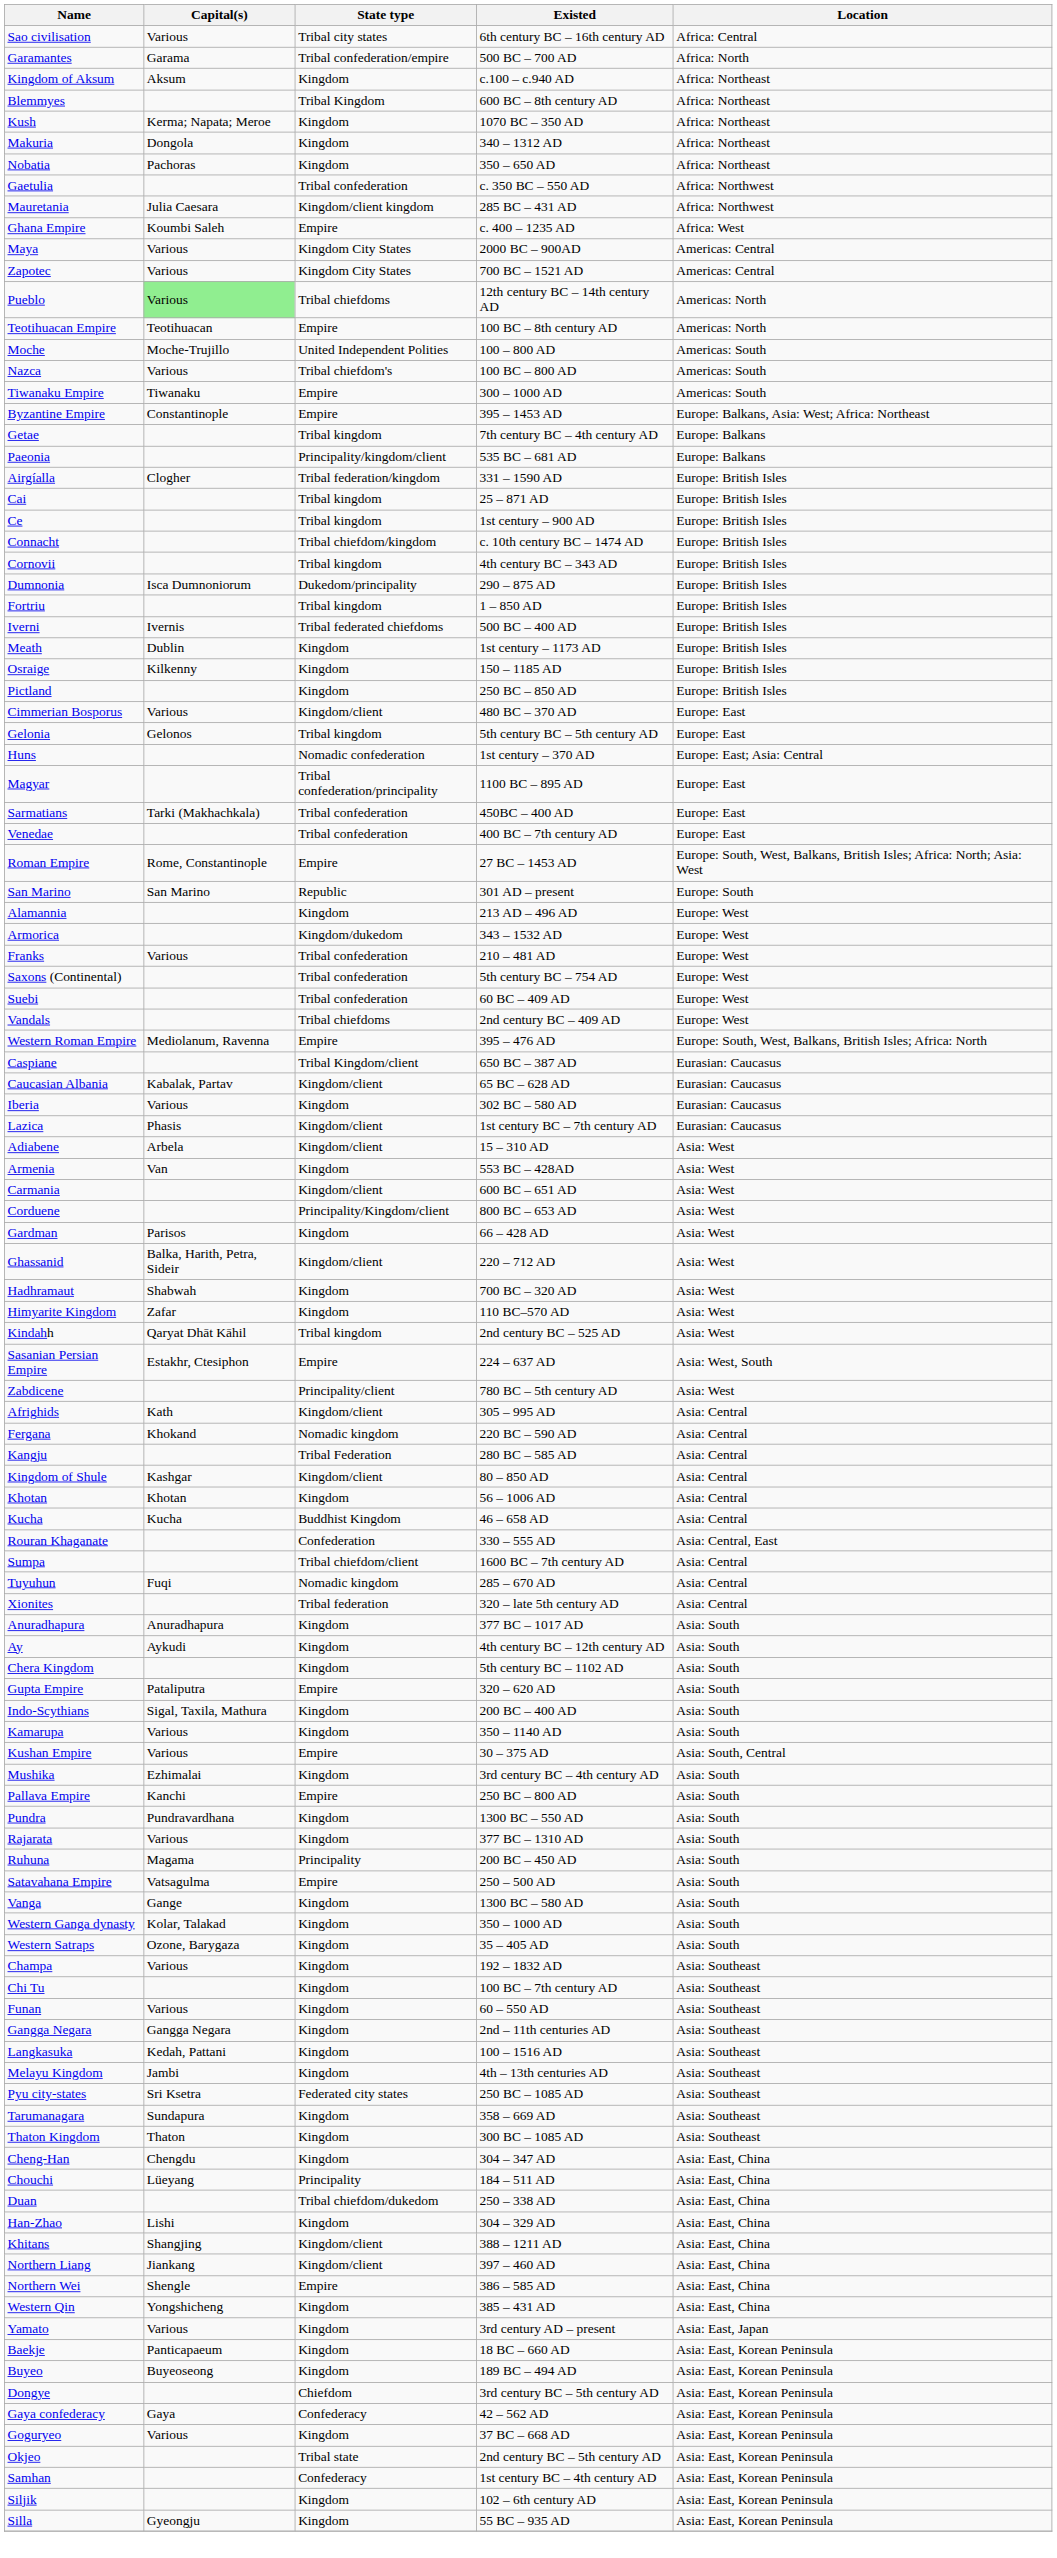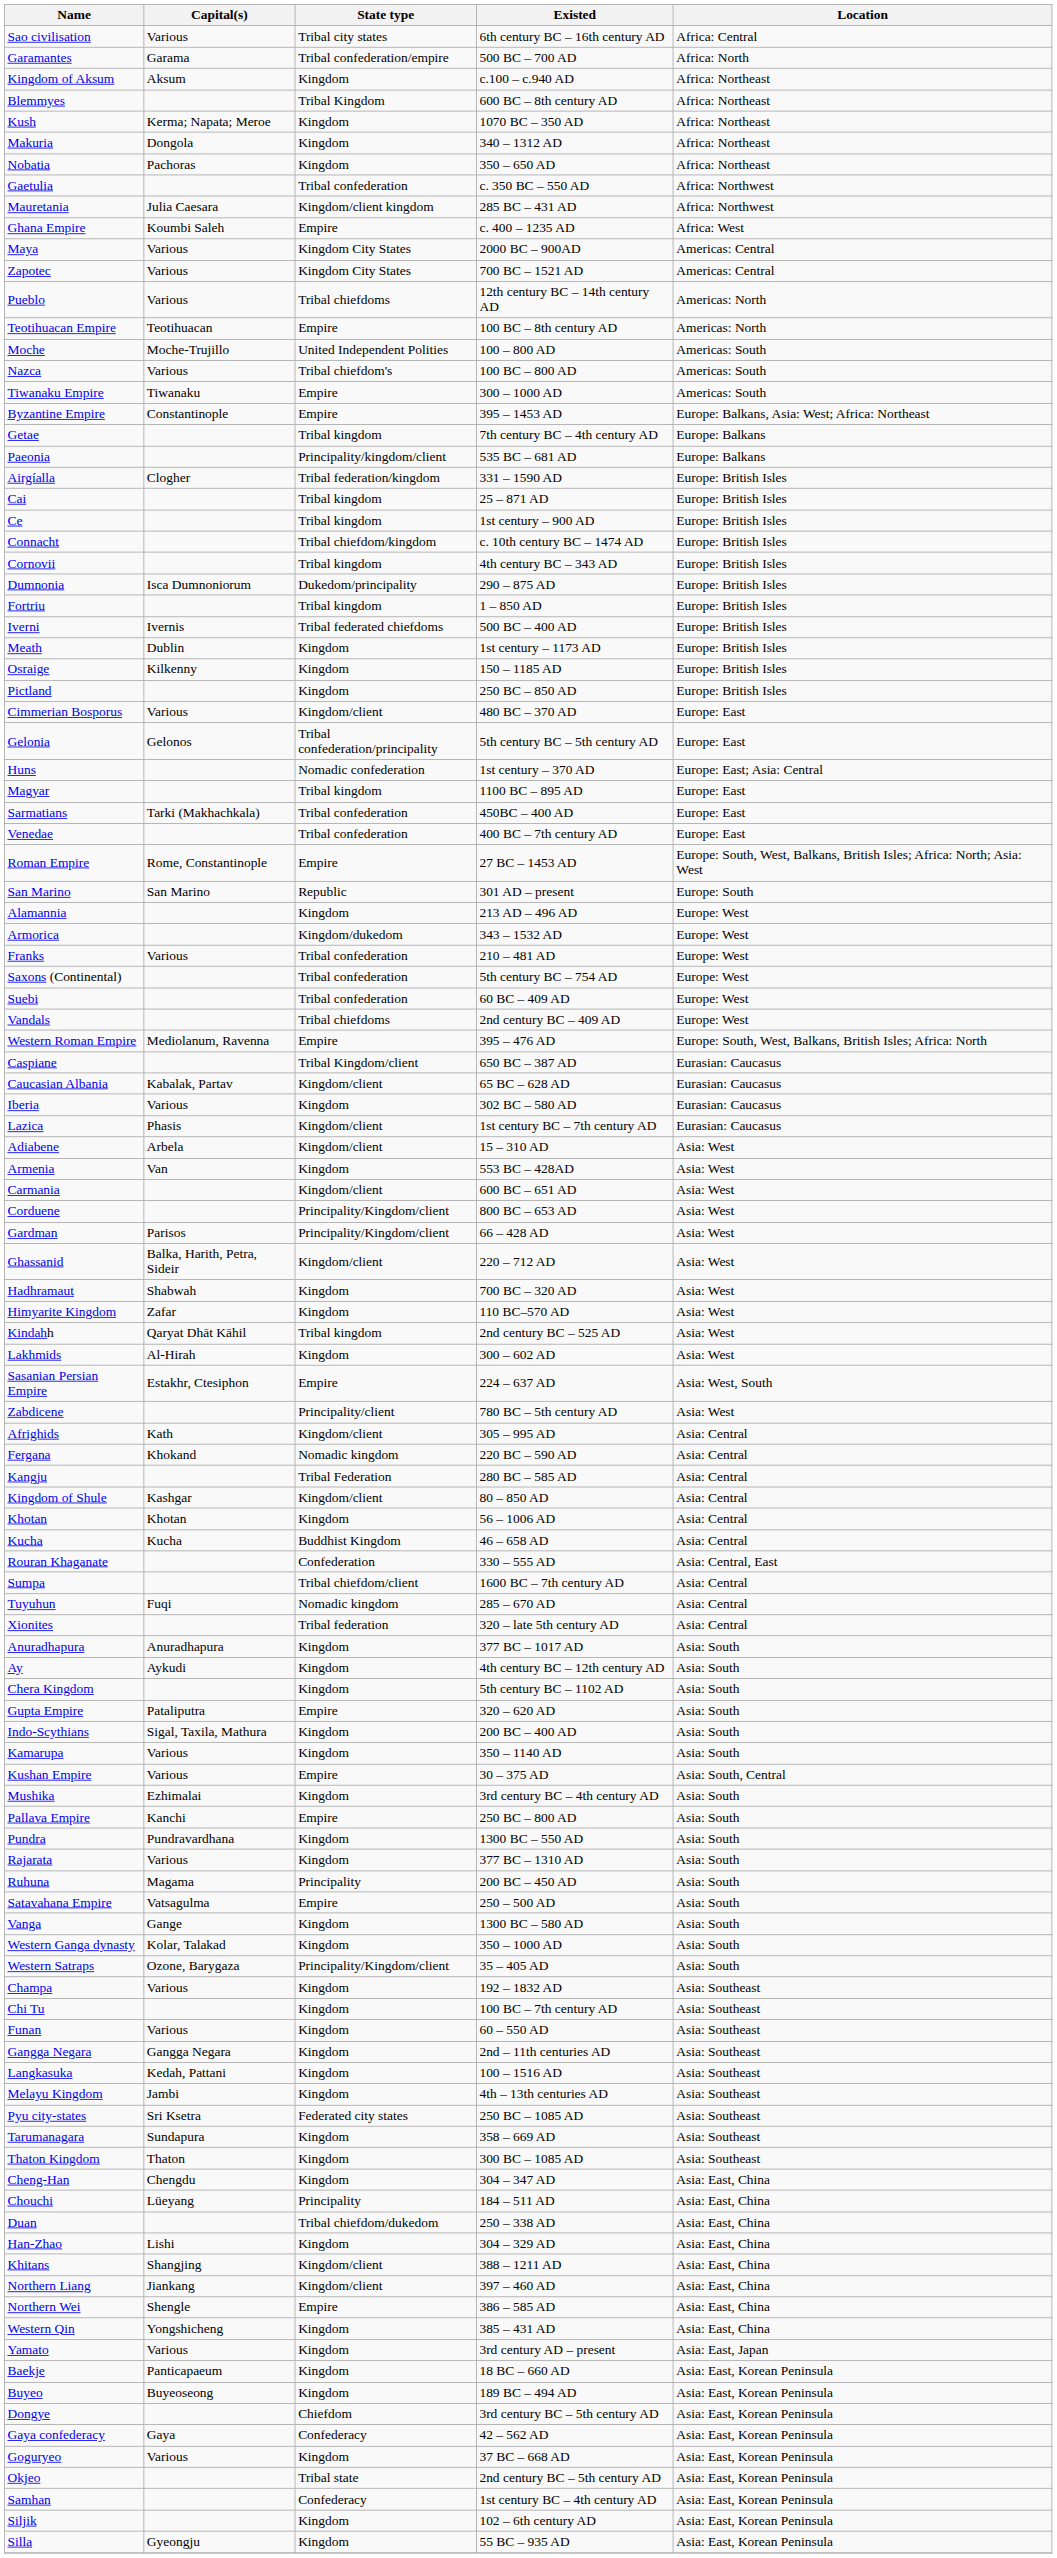(167, 299) lightgreen background -> (167, 299) no background
(340, 733) Tribal kingdom -> (368, 741) Tribal confederation/principality
(368, 783) Tribal confederation/principality -> (340, 791) Tribal kingdom
(324, 1232) Kingdom -> (374, 1232) Principality/Kingdom/client
+ row: (34, 1354)
(324, 1945) Kingdom -> (374, 1966) Principality/Kingdom/client
